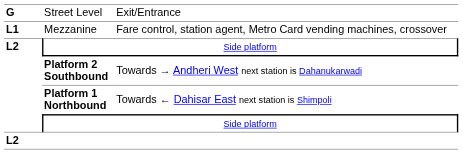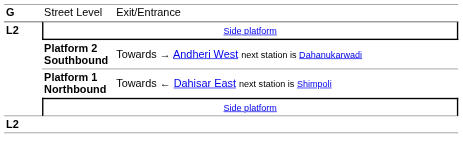- row: (70, 29)
